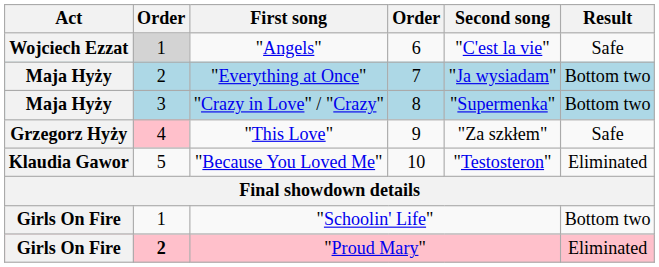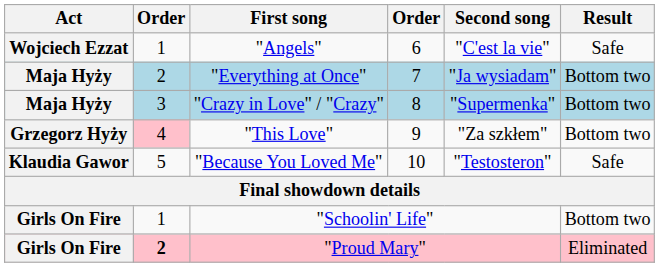(161, 47) lightgrey background -> (161, 47) no background
(608, 133) Safe -> (608, 133) Bottom two
(608, 162) Eliminated -> (608, 162) Safe
